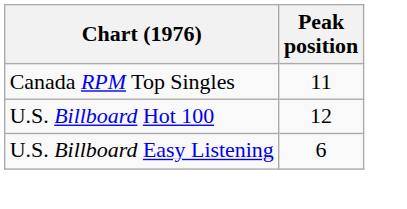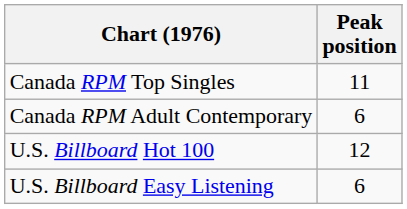+ row: (161, 116)
